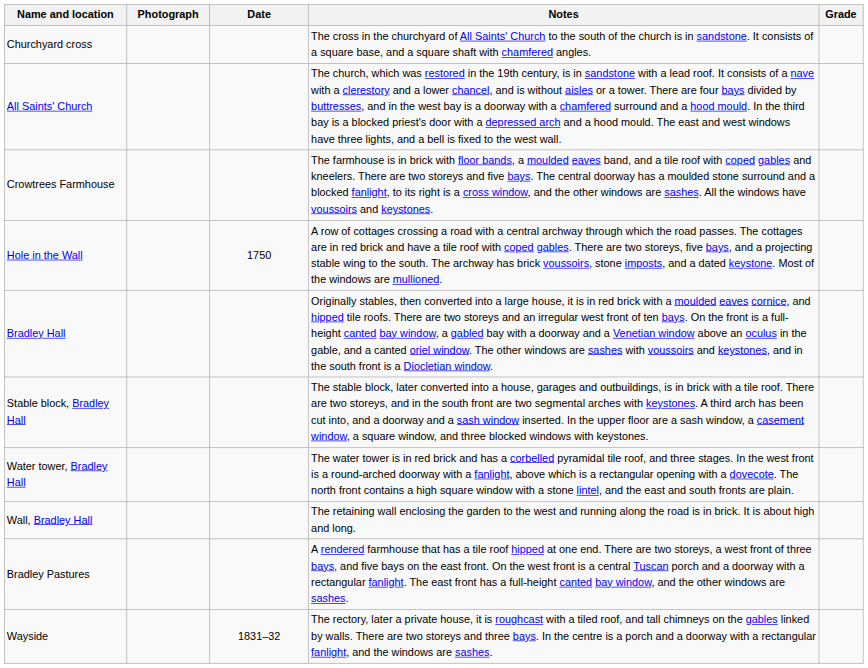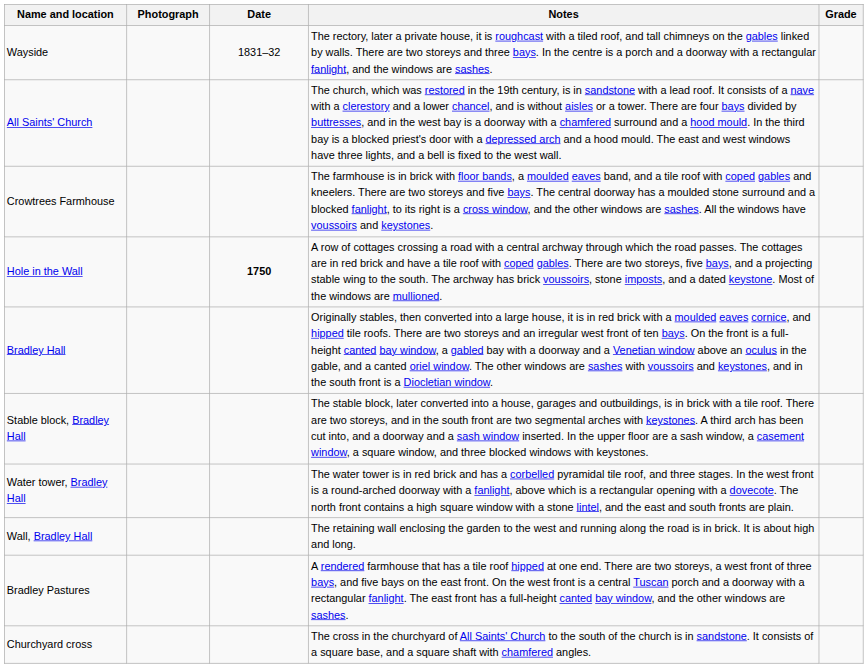rows swapped: (49, 44) <-> (28, 636)
(259, 255) normal -> (259, 271) bold
